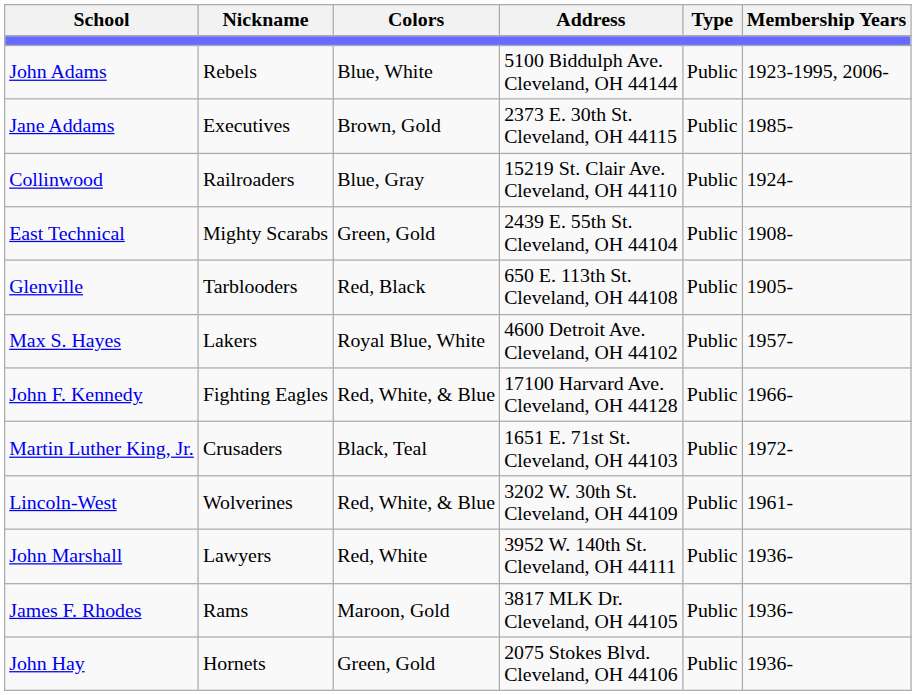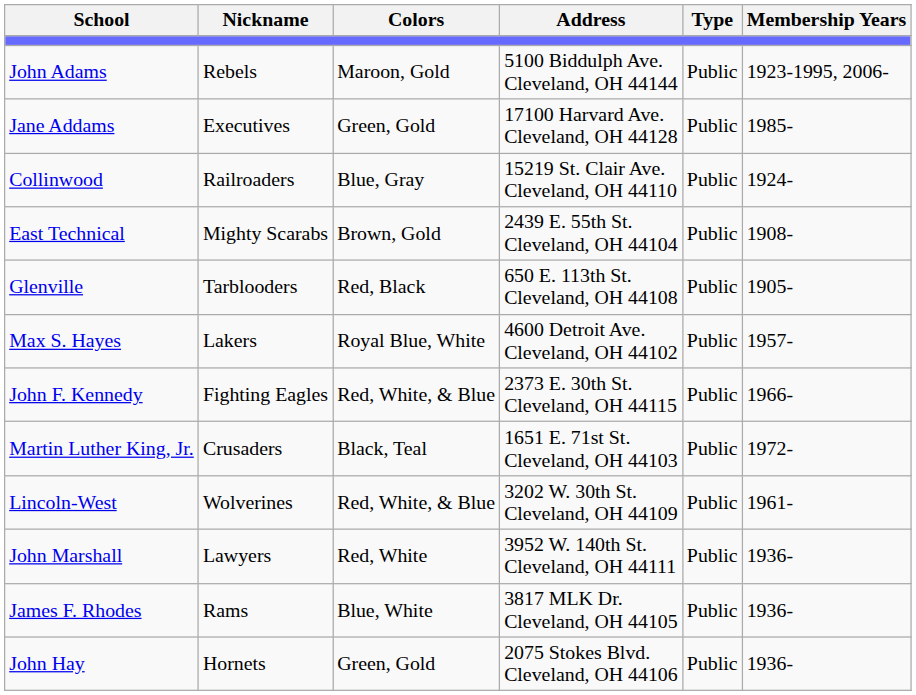(385, 72) Blue, White -> (393, 72) Maroon, Gold
(389, 125) Brown, Gold -> (386, 125) Green, Gold
(591, 125) 2373 E. 30th St. Cleveland, OH 44115 -> (591, 125) 17100 Harvard Ave. Cleveland, OH 44128
(386, 233) Green, Gold -> (389, 233) Brown, Gold
(591, 394) 17100 Harvard Ave. Cleveland, OH 44128 -> (591, 394) 2373 E. 30th St. Cleveland, OH 44115
(393, 609) Maroon, Gold -> (385, 609) Blue, White
